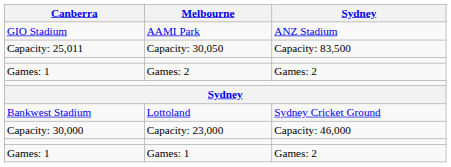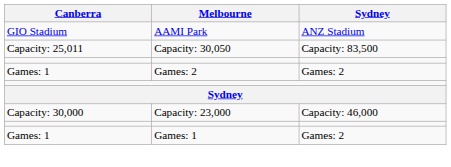- row: (49, 112)
